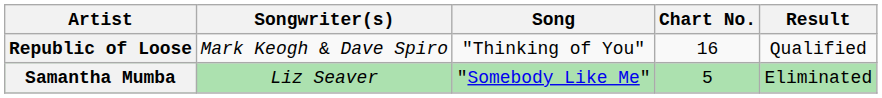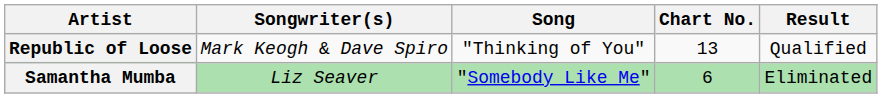(707, 49) 16 -> (707, 49) 13
(707, 78) 5 -> (707, 78) 6
